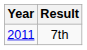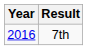(21, 34) 2011 -> (21, 34) 2016
